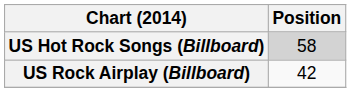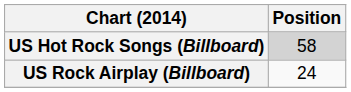(307, 73) 42 -> (307, 73) 24
